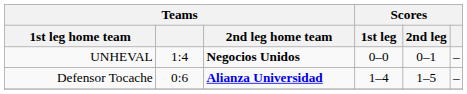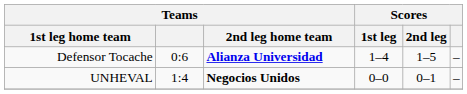rows swapped: (121, 57) <-> (105, 78)
